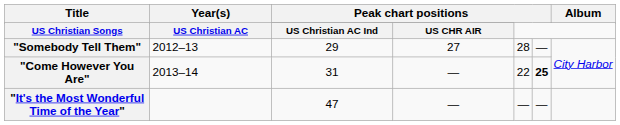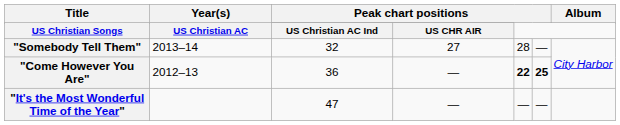(175, 47) 2012–13 -> (175, 47) 2013–14
(332, 47) 29 -> (332, 47) 32
(175, 72) 2013–14 -> (175, 72) 2012–13
(332, 72) 31 -> (332, 72) 36
(523, 72) normal -> (523, 72) bold
